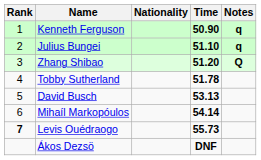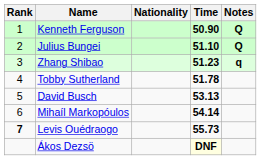(239, 29) q -> (239, 29) Q
(239, 46) q -> (239, 46) Q
(206, 63) 51.20 -> (206, 63) 51.23
(239, 63) Q -> (239, 63) q
(206, 146) no background -> (206, 146) lightyellow background
